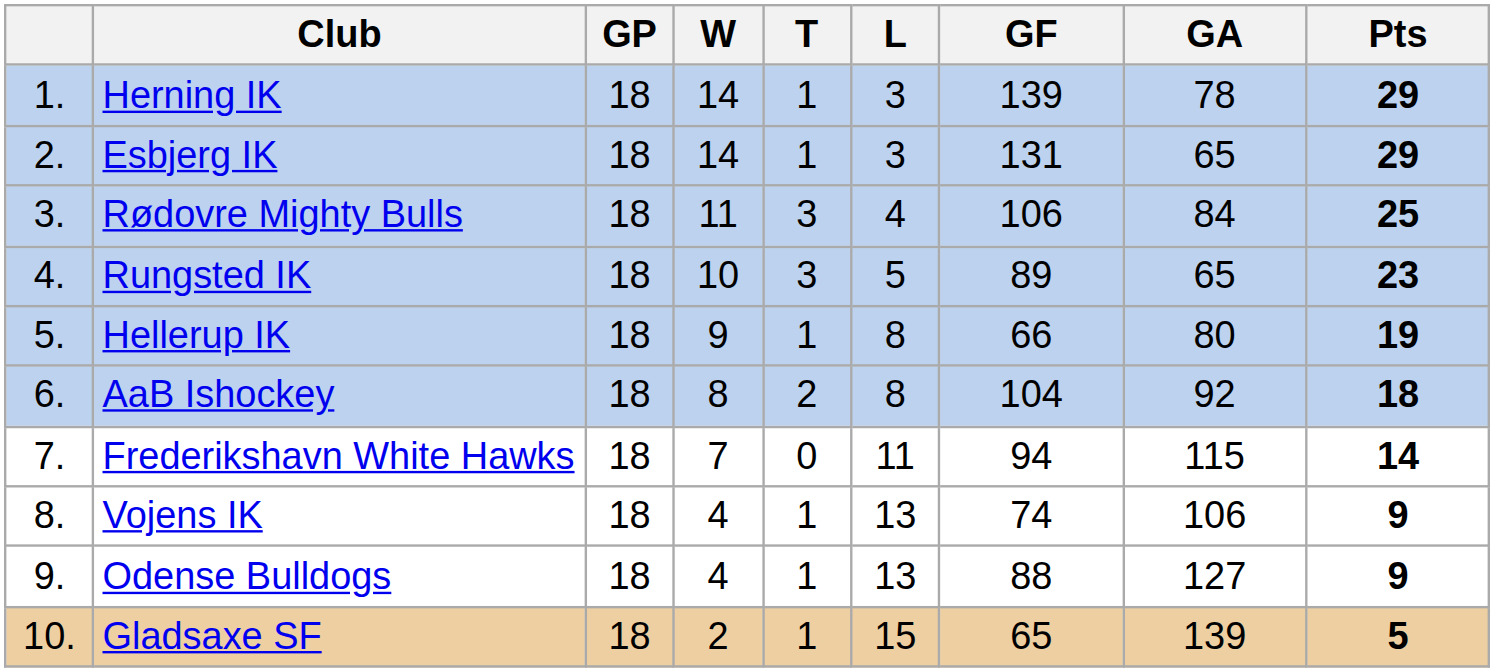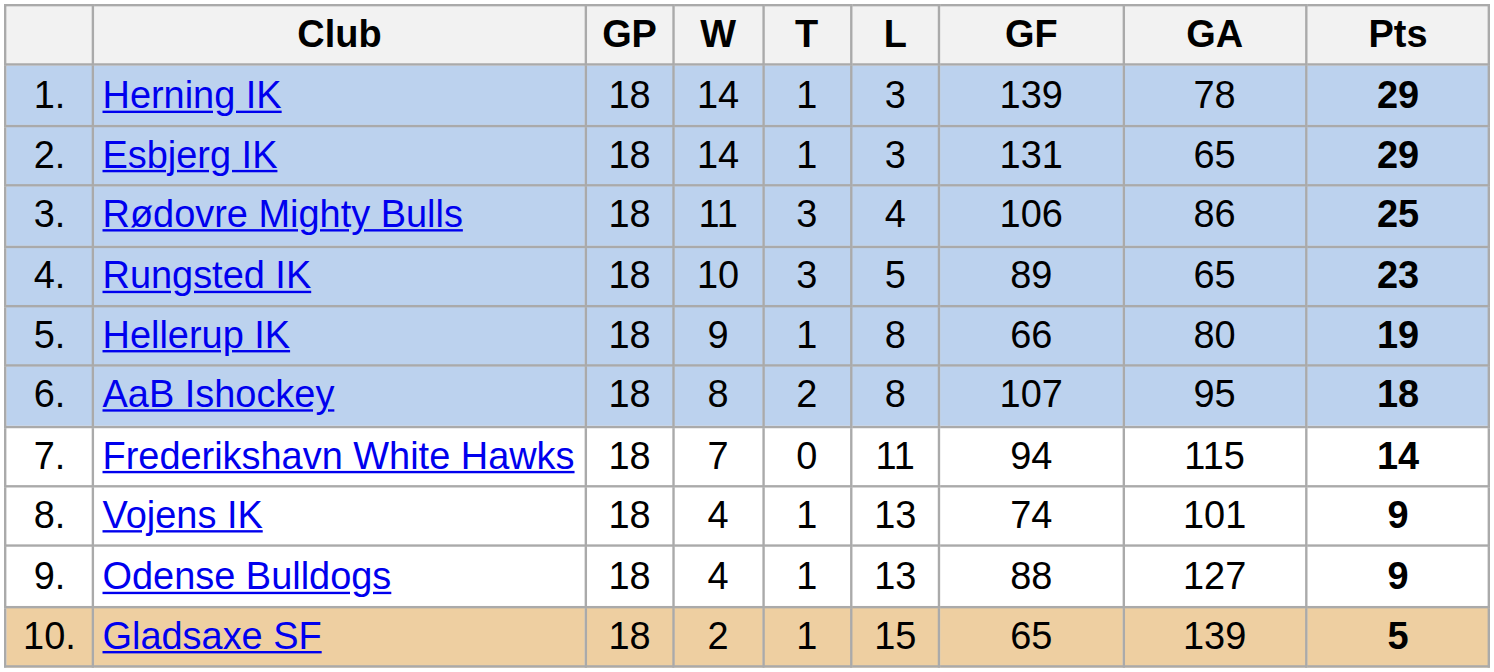(1215, 214) 84 -> (1215, 214) 86
(1031, 395) 104 -> (1031, 395) 107
(1215, 395) 92 -> (1215, 395) 95
(1215, 515) 106 -> (1215, 515) 101
